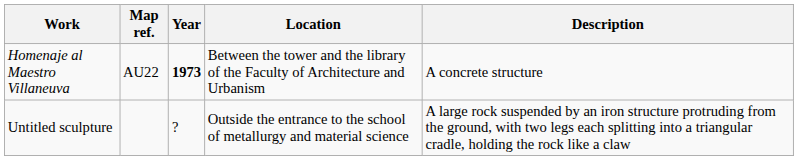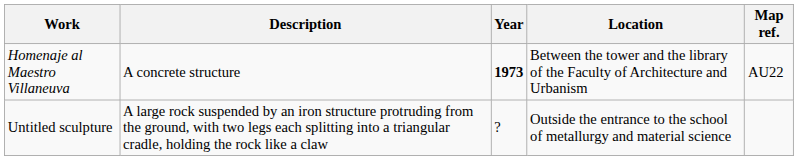columns swapped: (608, 24) <-> (144, 24)
